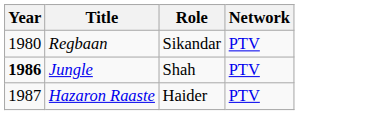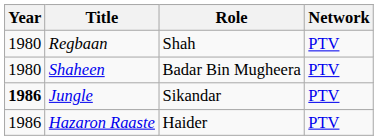(192, 43) Sikandar -> (179, 43) Shah
+ row: (77, 69)
(179, 69) Shah -> (192, 95) Sikandar
(25, 95) 1987 -> (25, 122) 1986
